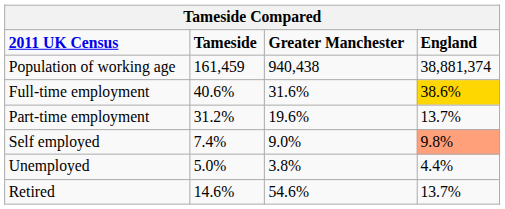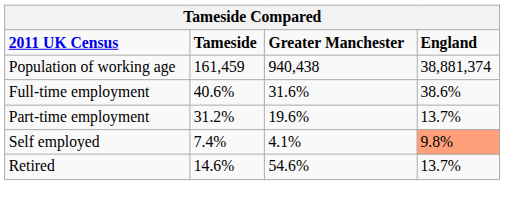(441, 92) gold background -> (441, 92) no background
(285, 141) 9.0% -> (285, 141) 4.1%
- row: (49, 166)
